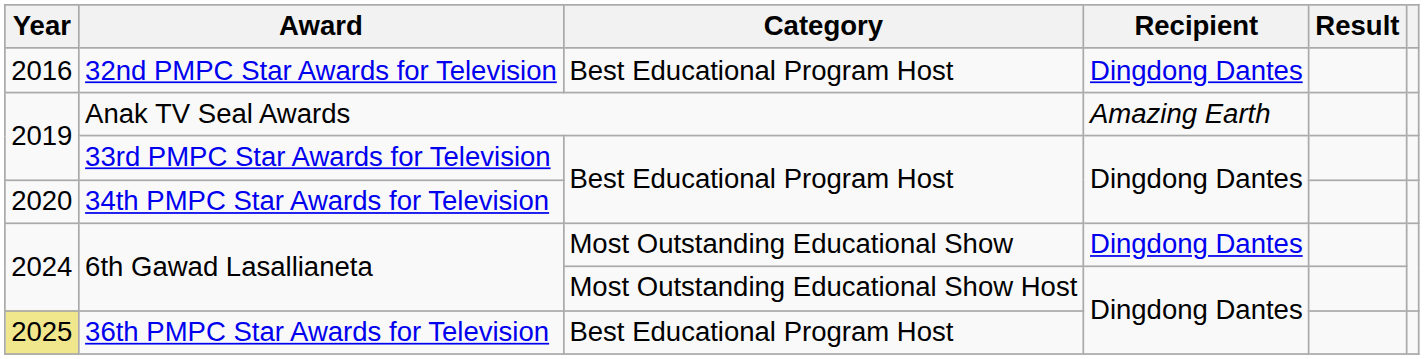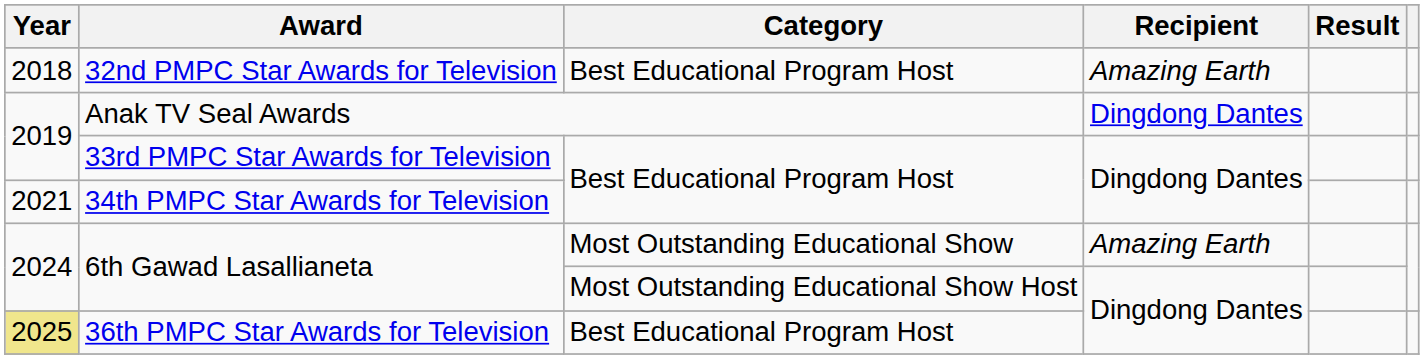(42, 69) 2016 -> (42, 69) 2018
(1196, 69) Dingdong Dantes -> (1180, 69) Amazing Earth
(1180, 113) Amazing Earth -> (1196, 113) Dingdong Dantes
(42, 200) 2020 -> (42, 200) 2021
(1196, 244) Dingdong Dantes -> (1180, 244) Amazing Earth
